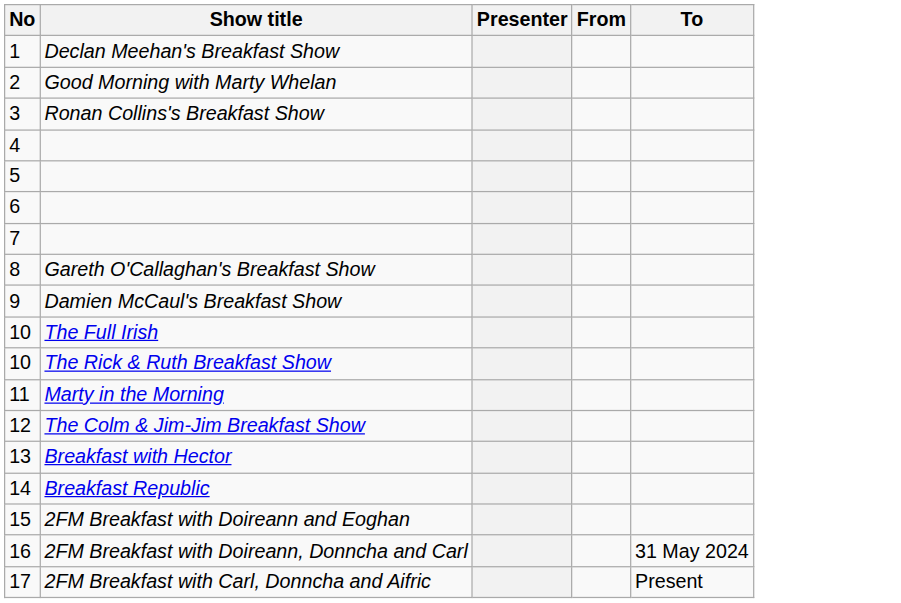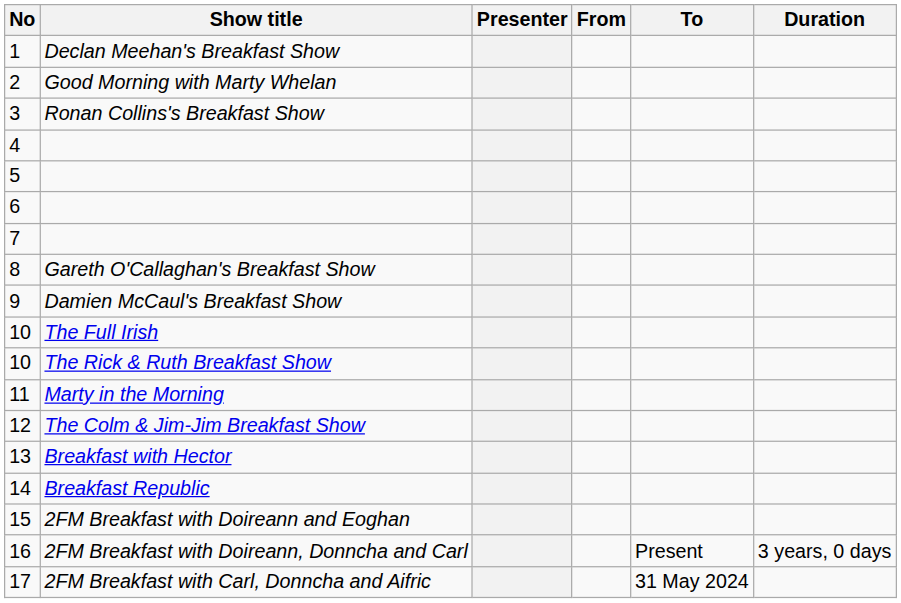+ column: (825, 20)
(692, 550) 31 May 2024 -> (669, 550) Present
(669, 581) Present -> (692, 581) 31 May 2024
